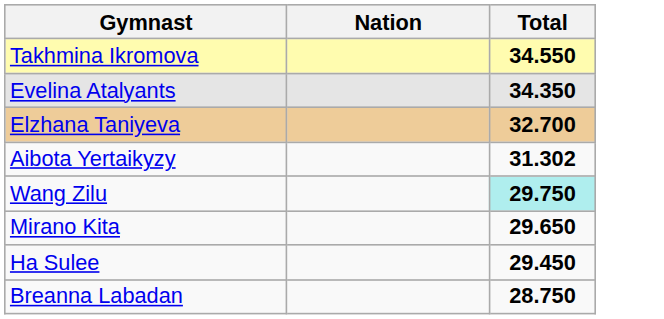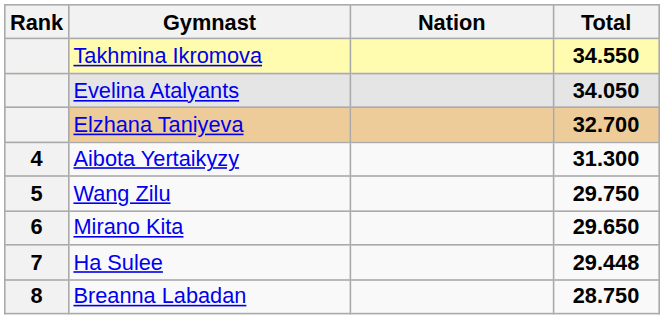+ column: (37, 22)
(543, 90) 34.350 -> (606, 90) 34.050
(543, 159) 31.302 -> (606, 159) 31.300
(543, 193) paleturquoise background -> (606, 193) no background
(543, 262) 29.450 -> (606, 262) 29.448
